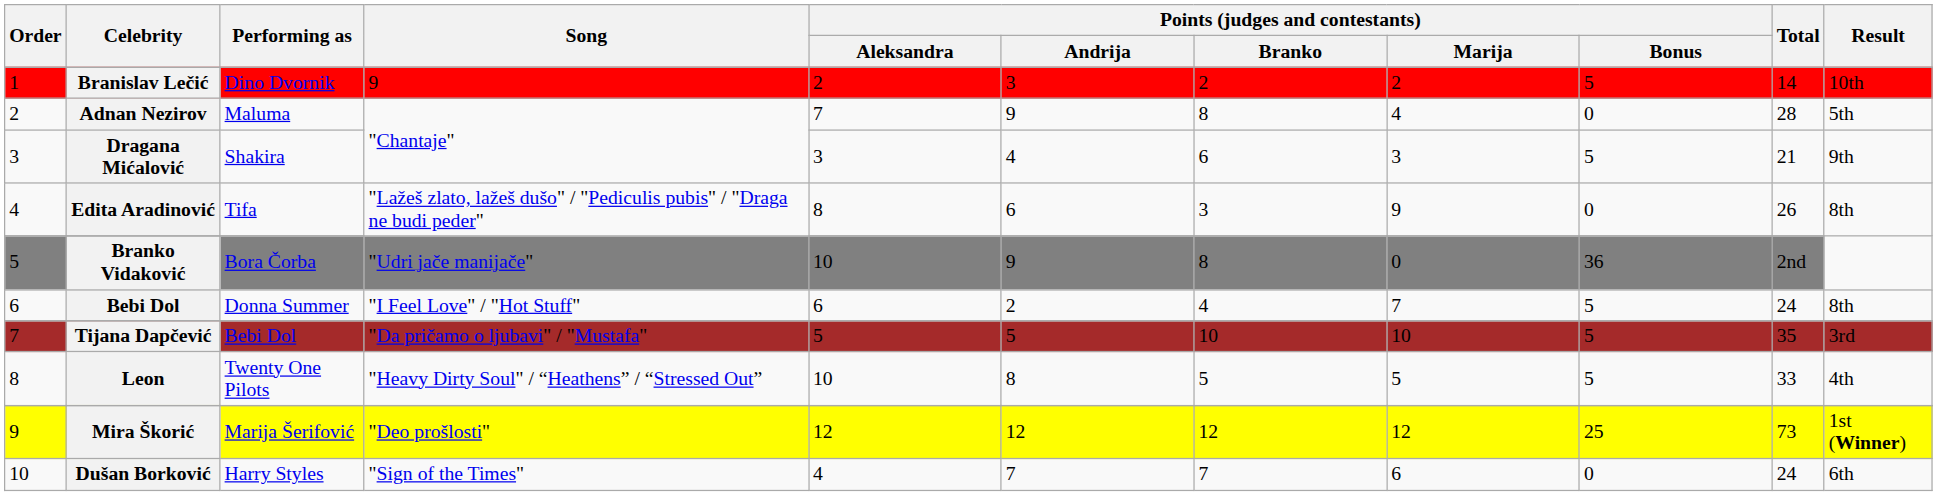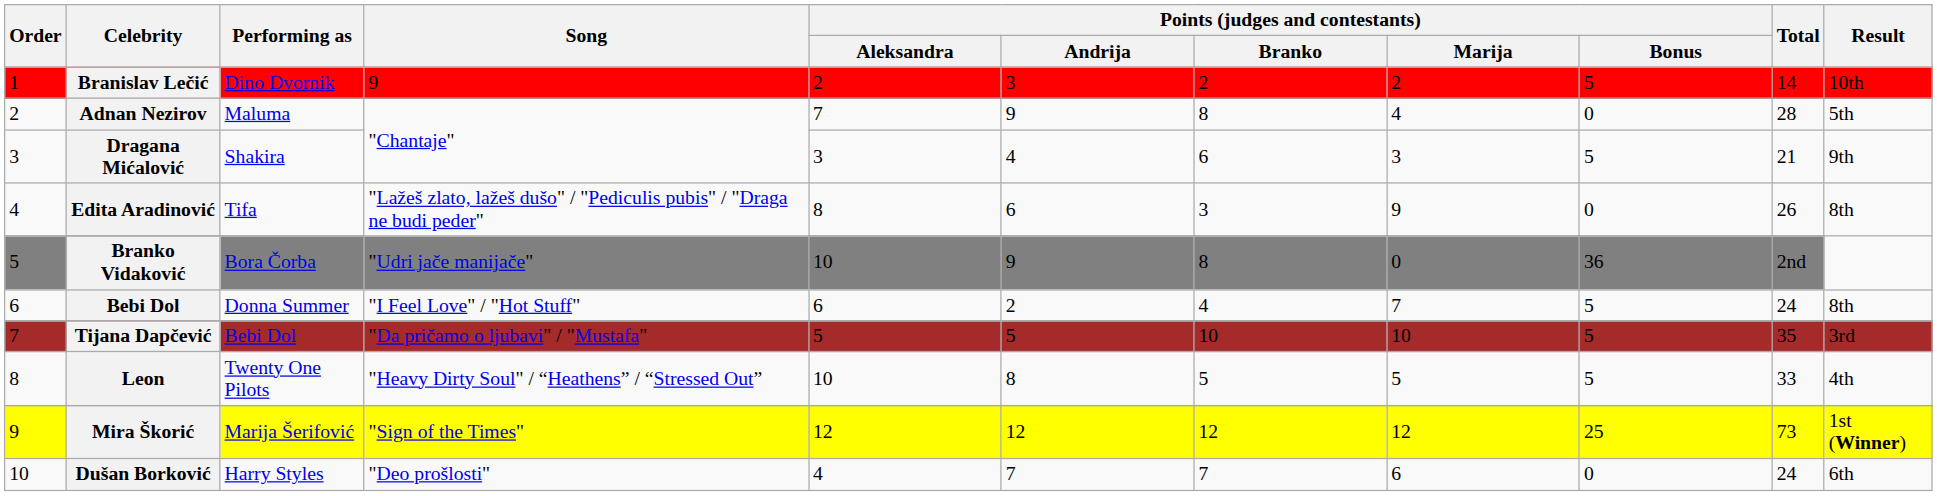(429, 431) "Deo prošlosti" -> (446, 431) "Sign of the Times"
(446, 474) "Sign of the Times" -> (429, 474) "Deo prošlosti"
